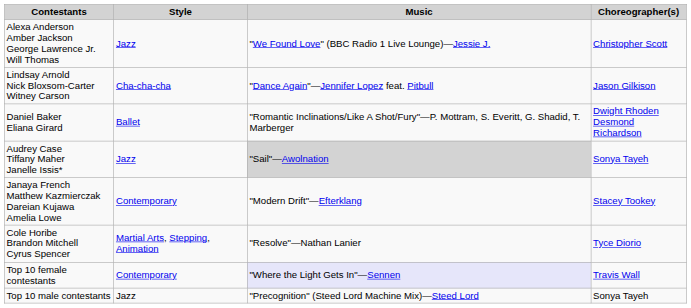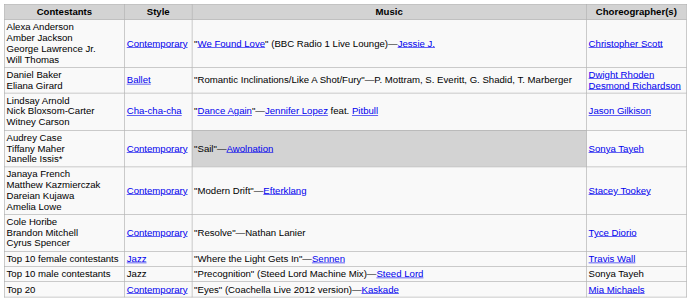(126, 43) Jazz -> (157, 43) Contemporary
rows swapped: (51, 85) <-> (35, 122)
(126, 159) Jazz -> (157, 148) Contemporary
(163, 243) Martial Arts, Stepping, Animation -> (157, 233) Contemporary
(146, 275) Contemporary -> (137, 259) Jazz
(325, 275) lavender background -> (270, 259) no background
+ row: (21, 289)
